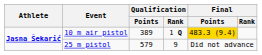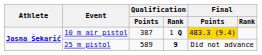(146, 33) 389 -> (146, 33) 387
(146, 45) 579 -> (146, 45) 589
(176, 45) normal -> (176, 45) bold
